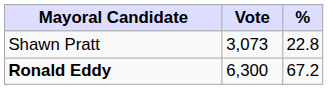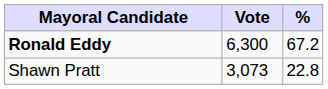rows swapped: (60, 71) <-> (54, 44)
